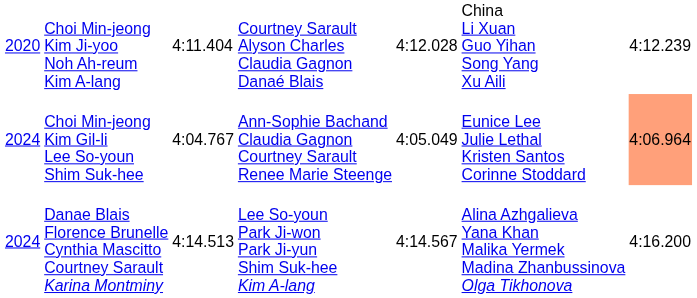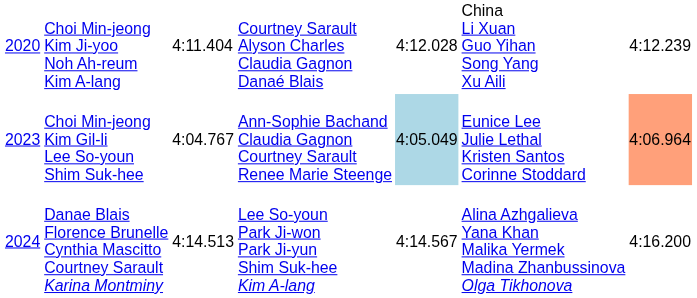(23, 139) 2024 -> (23, 139) 2023
(427, 139) no background -> (427, 139) lightblue background
